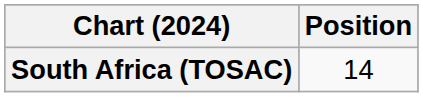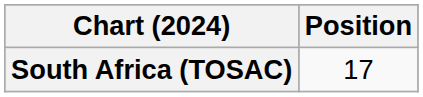(358, 69) 14 -> (358, 69) 17
